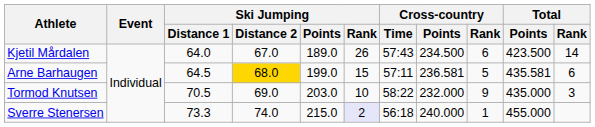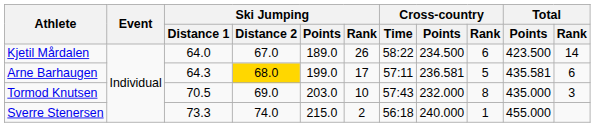(398, 54) 57:43 -> (398, 54) 58:22
(199, 73) 64.5 -> (199, 73) 64.3
(362, 73) 15 -> (362, 73) 17
(398, 93) 58:22 -> (398, 93) 57:43
(485, 93) 9 -> (485, 93) 8
(362, 112) lavender background -> (362, 112) no background
